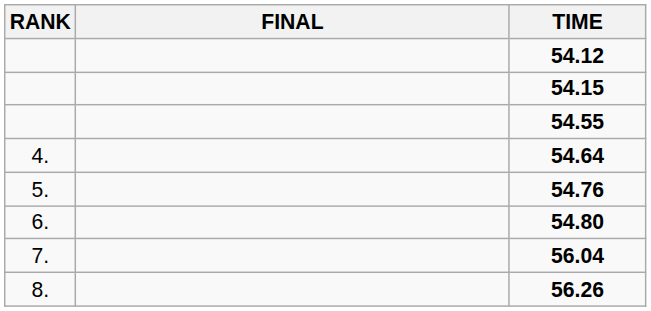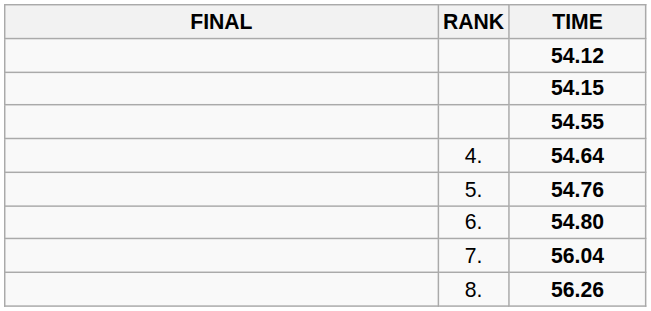columns swapped: (40, 22) <-> (292, 22)
